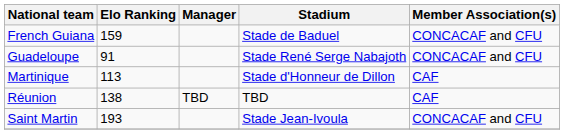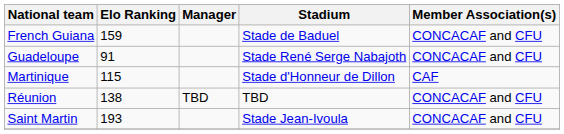(111, 77) 113 -> (111, 77) 115
(425, 98) CAF -> (477, 98) CONCACAF and CFU
